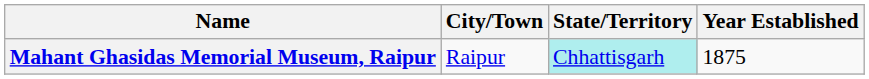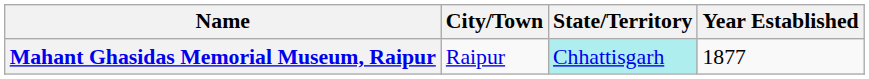(724, 56) 1875 -> (724, 56) 1877
